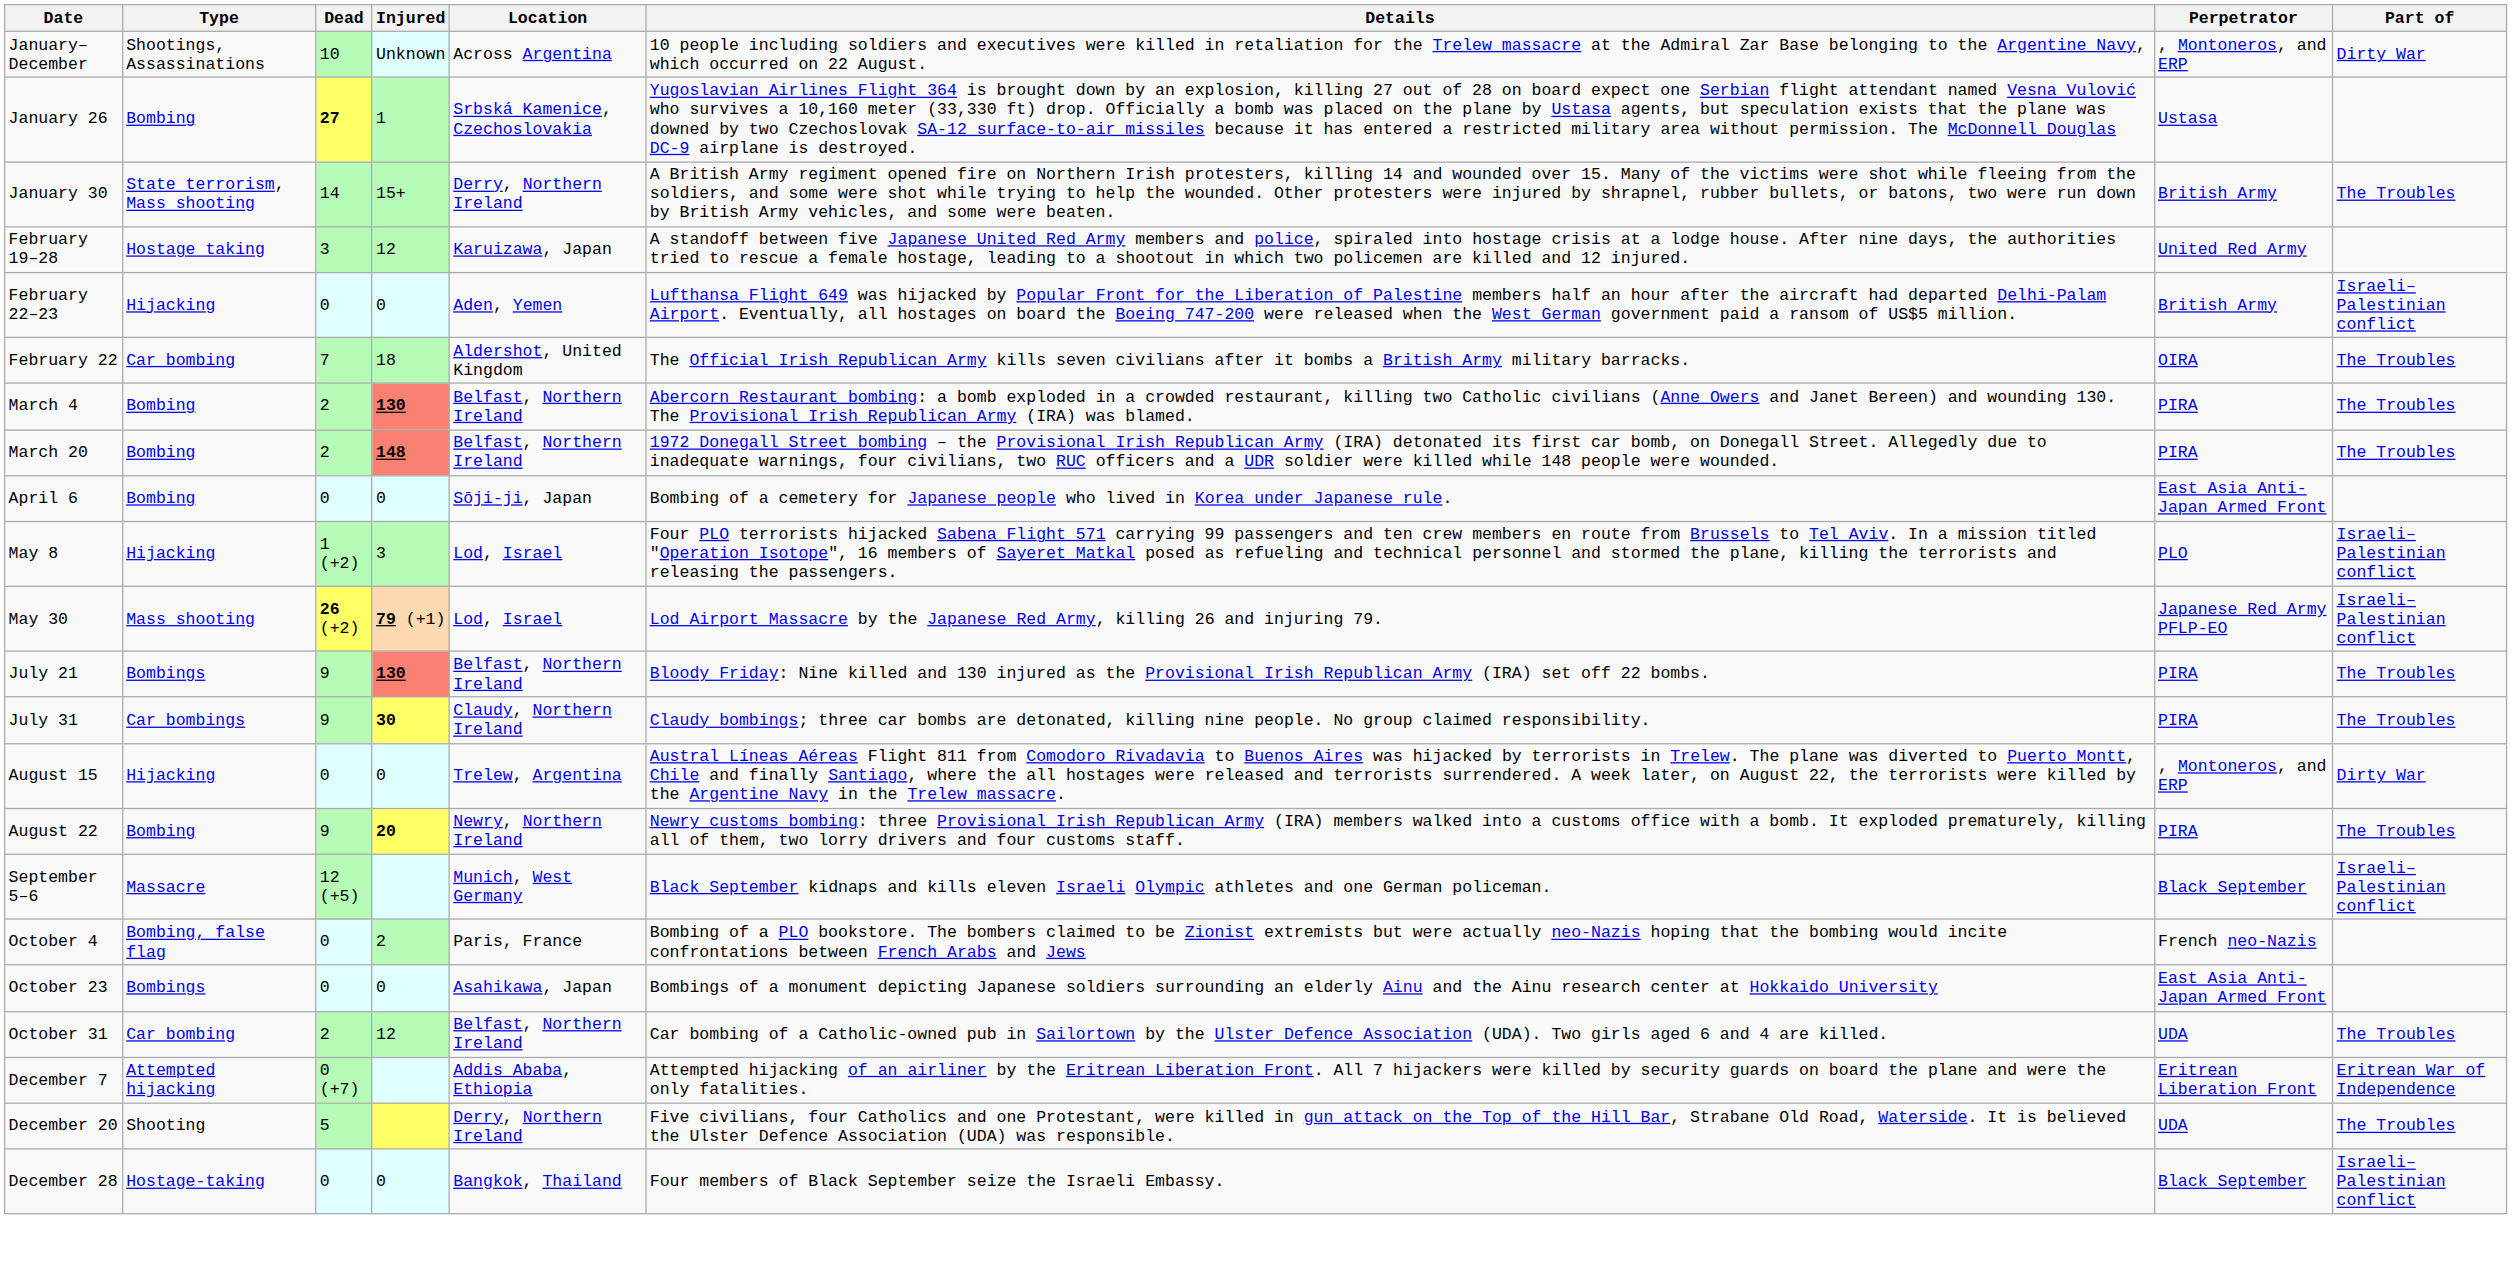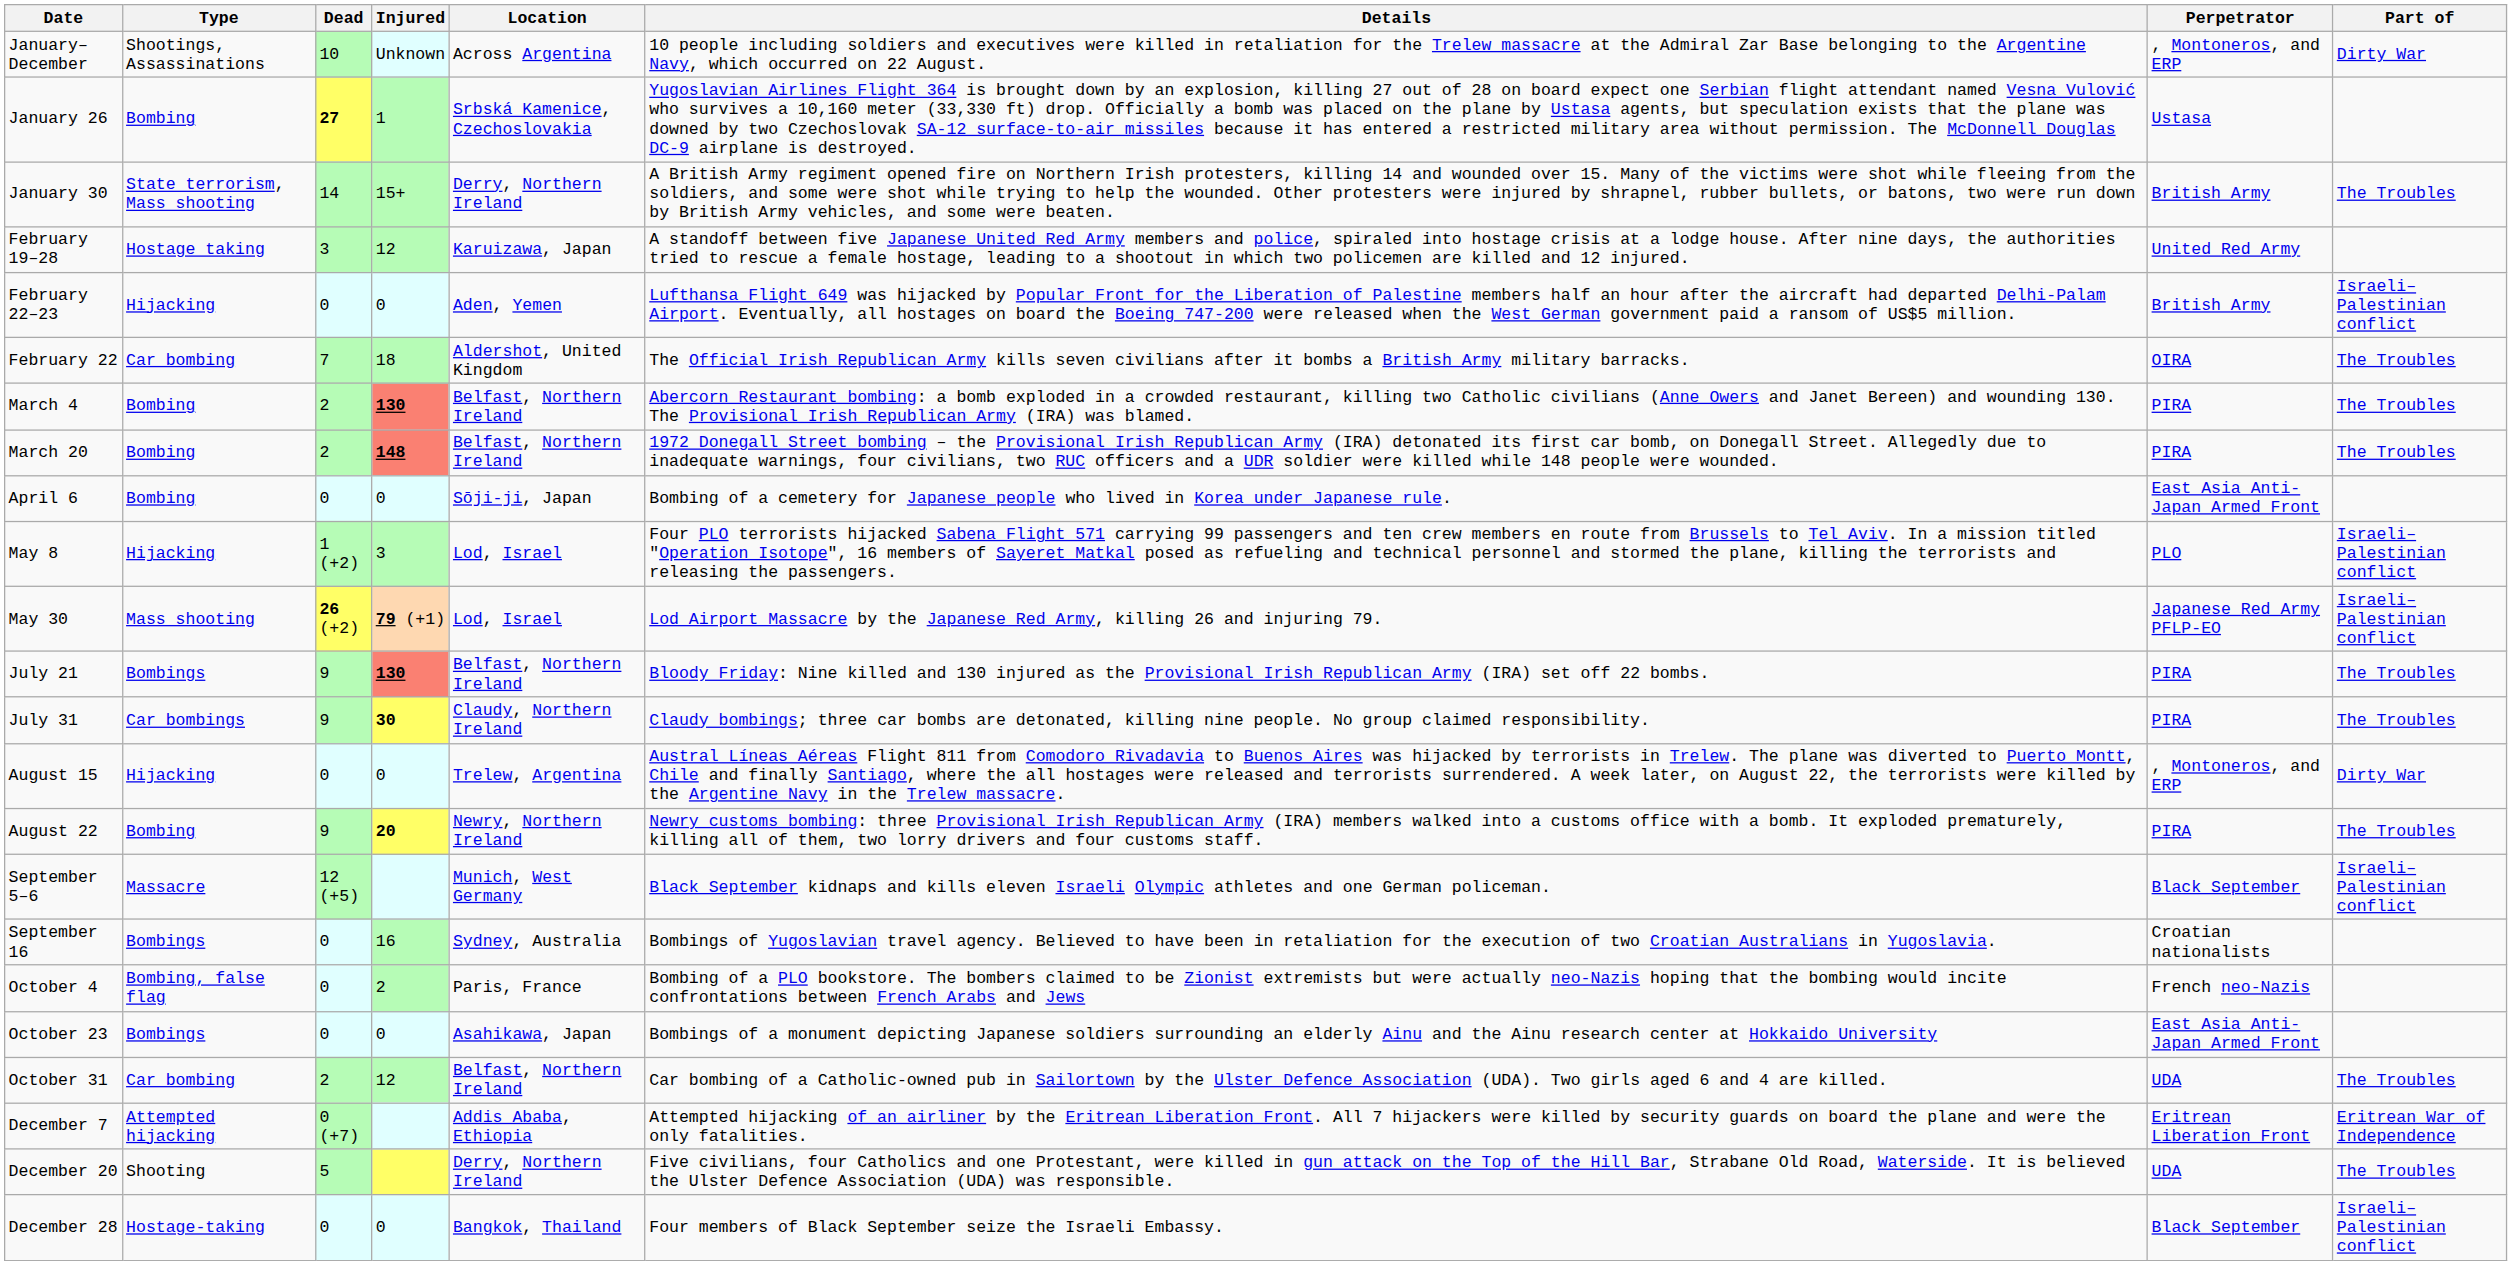+ row: (53, 942)
